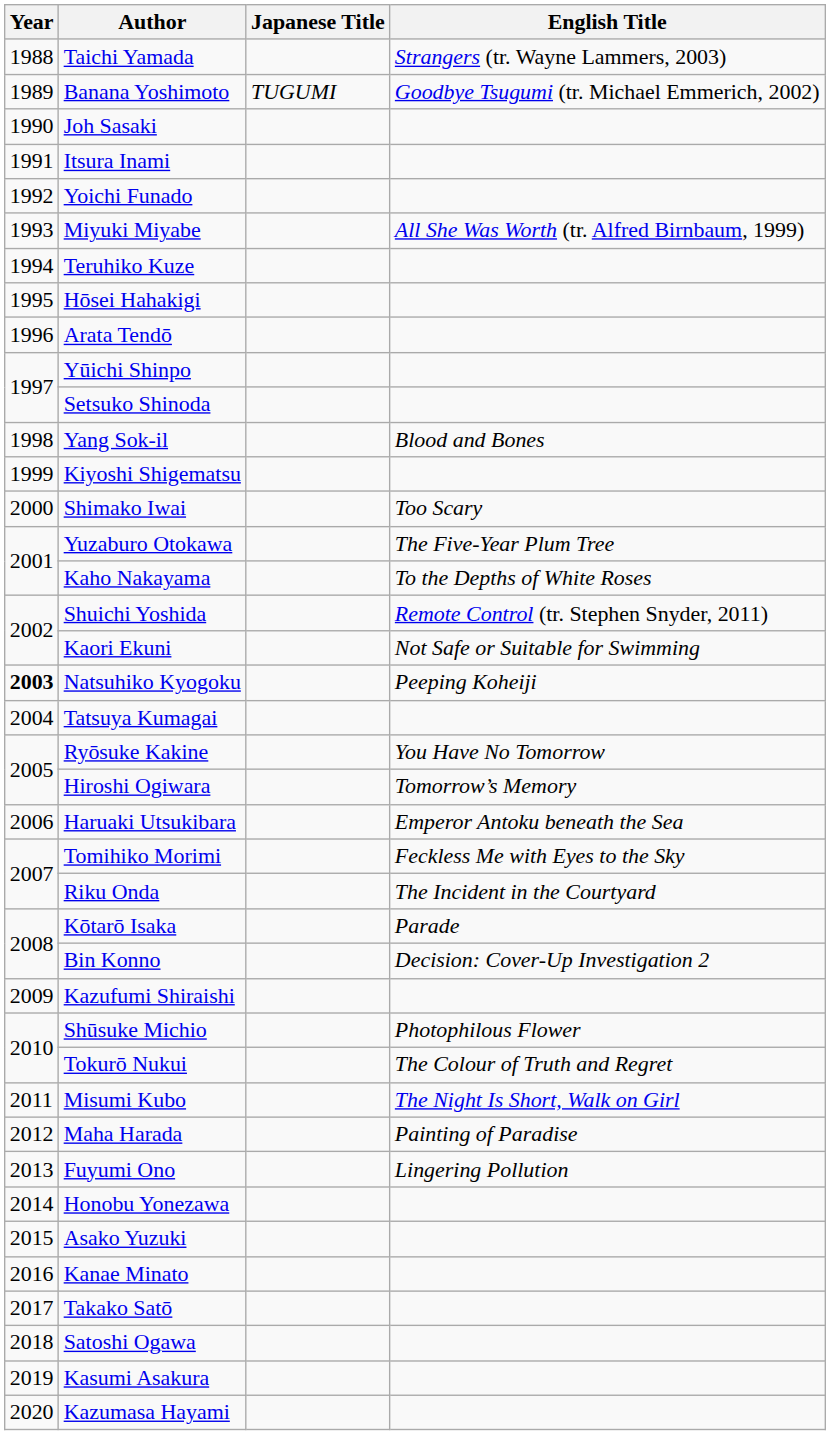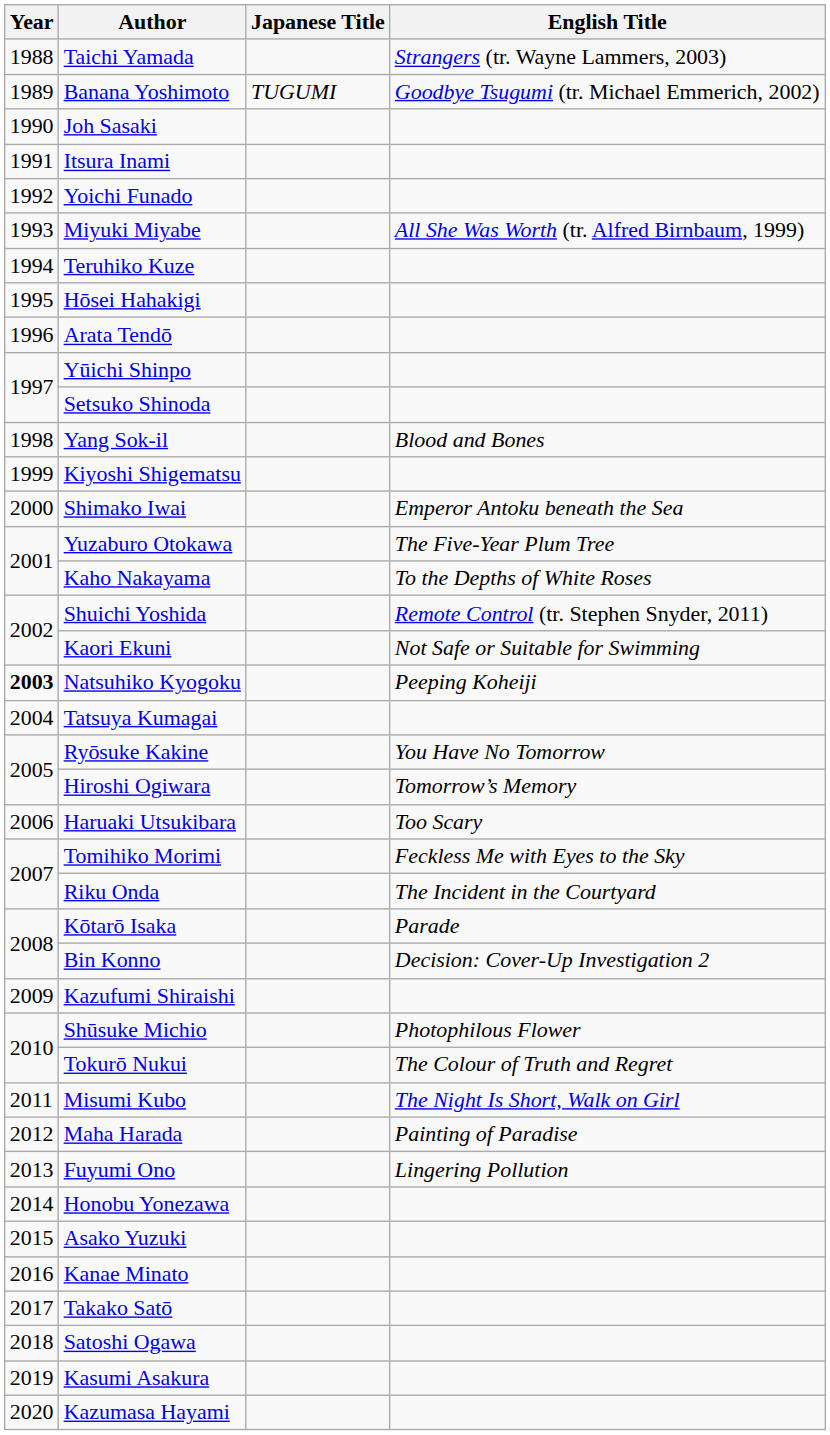(439, 508) Too Scary -> (539, 508) Emperor Antoku beneath the Sea
(539, 821) Emperor Antoku beneath the Sea -> (439, 821) Too Scary
